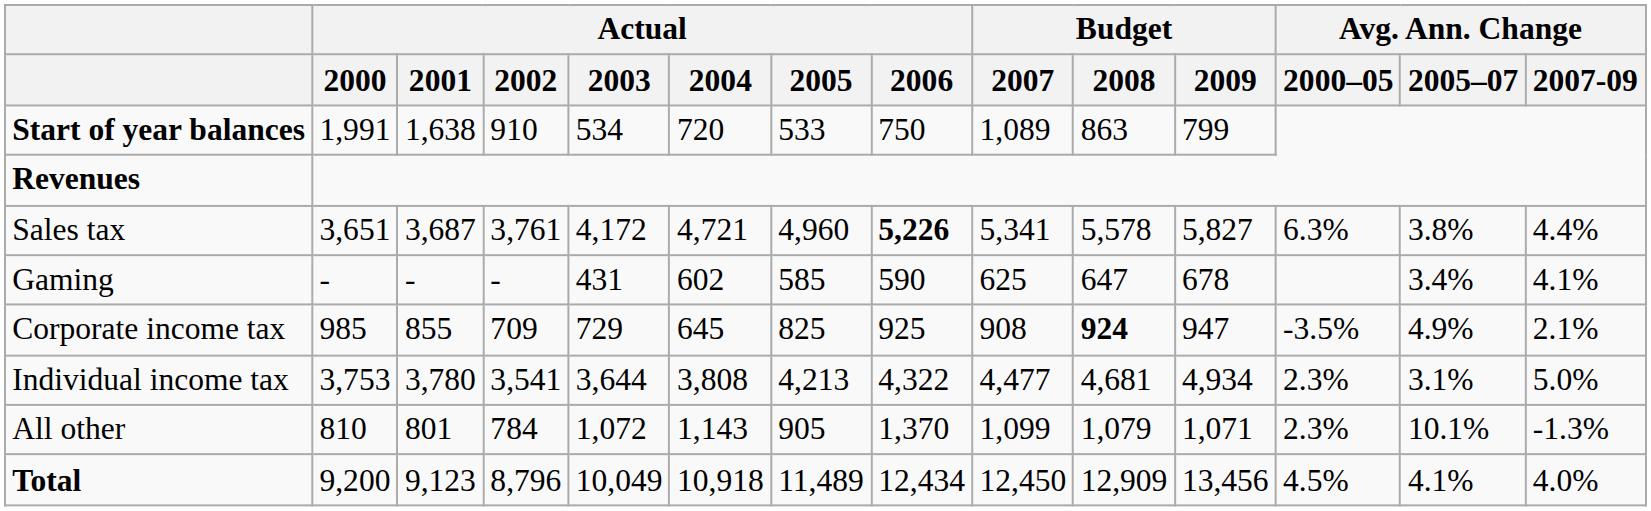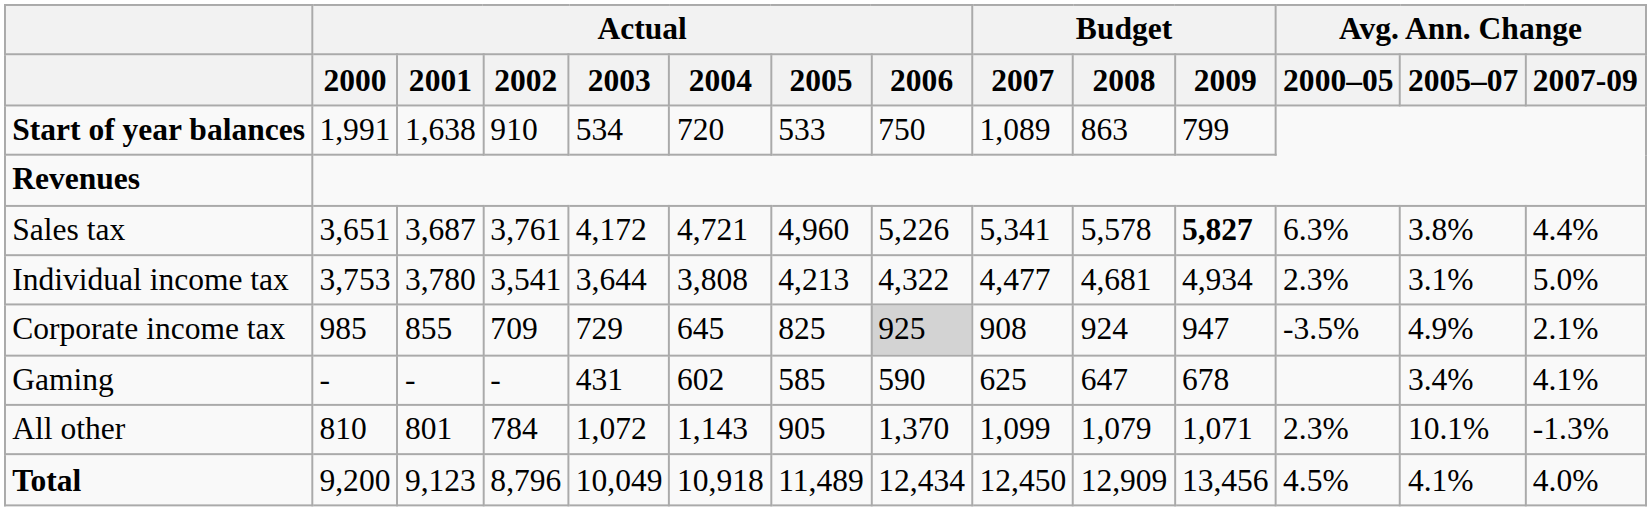(914, 229) bold -> (914, 229) normal
(1217, 229) normal -> (1217, 229) bold
rows swapped: (151, 379) <-> (63, 279)
(902, 329) no background -> (902, 329) lightgrey background
(1104, 329) bold -> (1104, 329) normal
